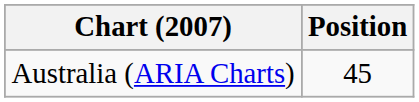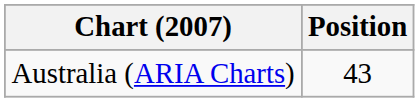(358, 73) 45 -> (358, 73) 43
